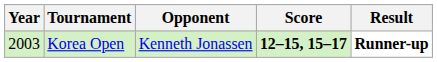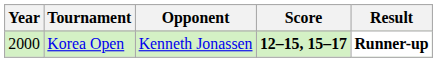(24, 44) 2003 -> (24, 44) 2000
